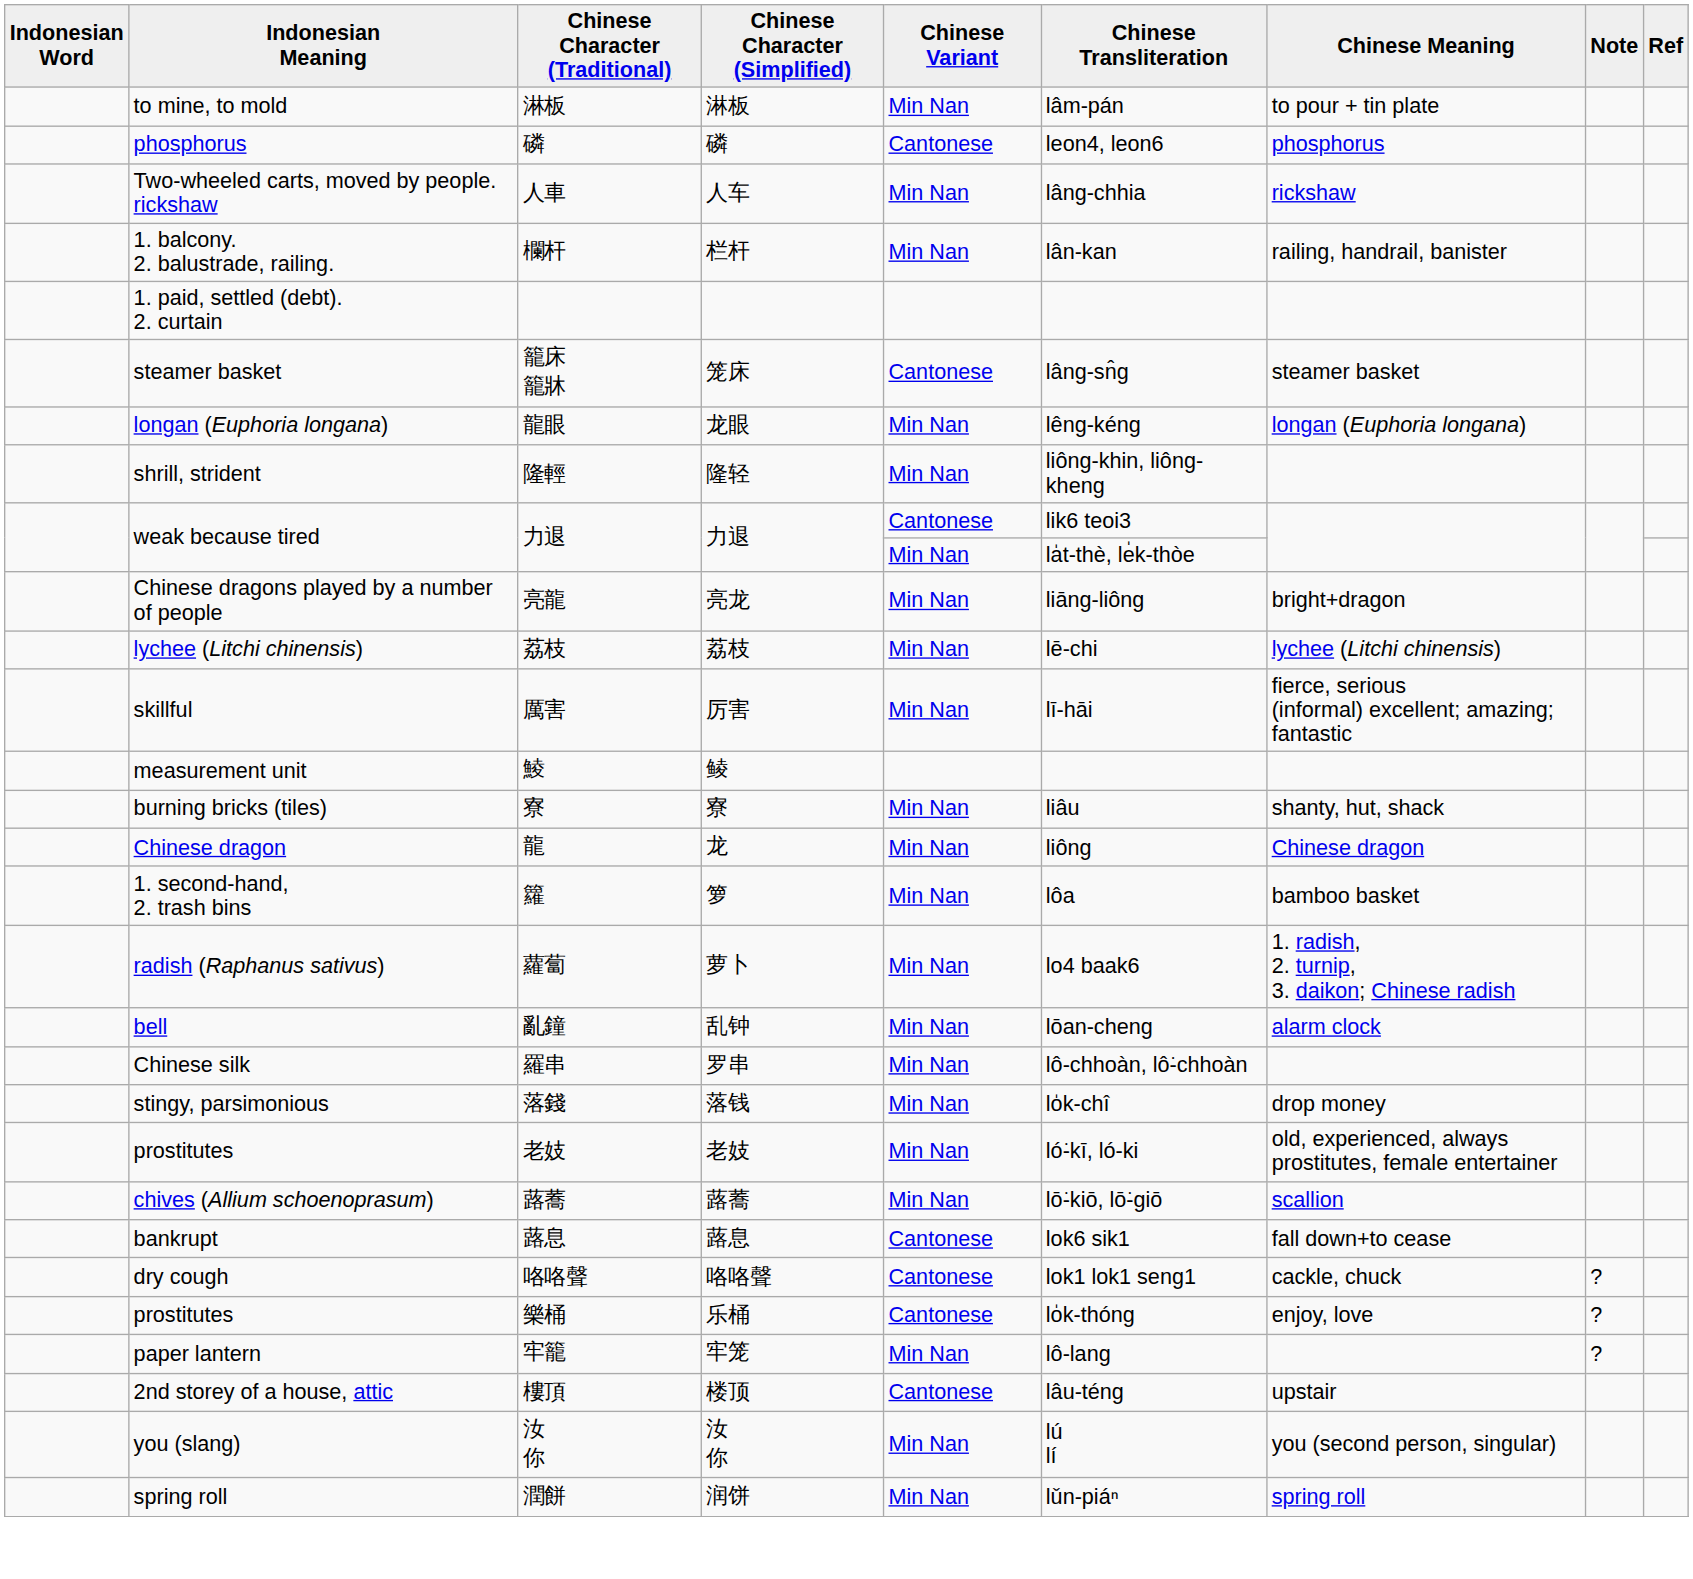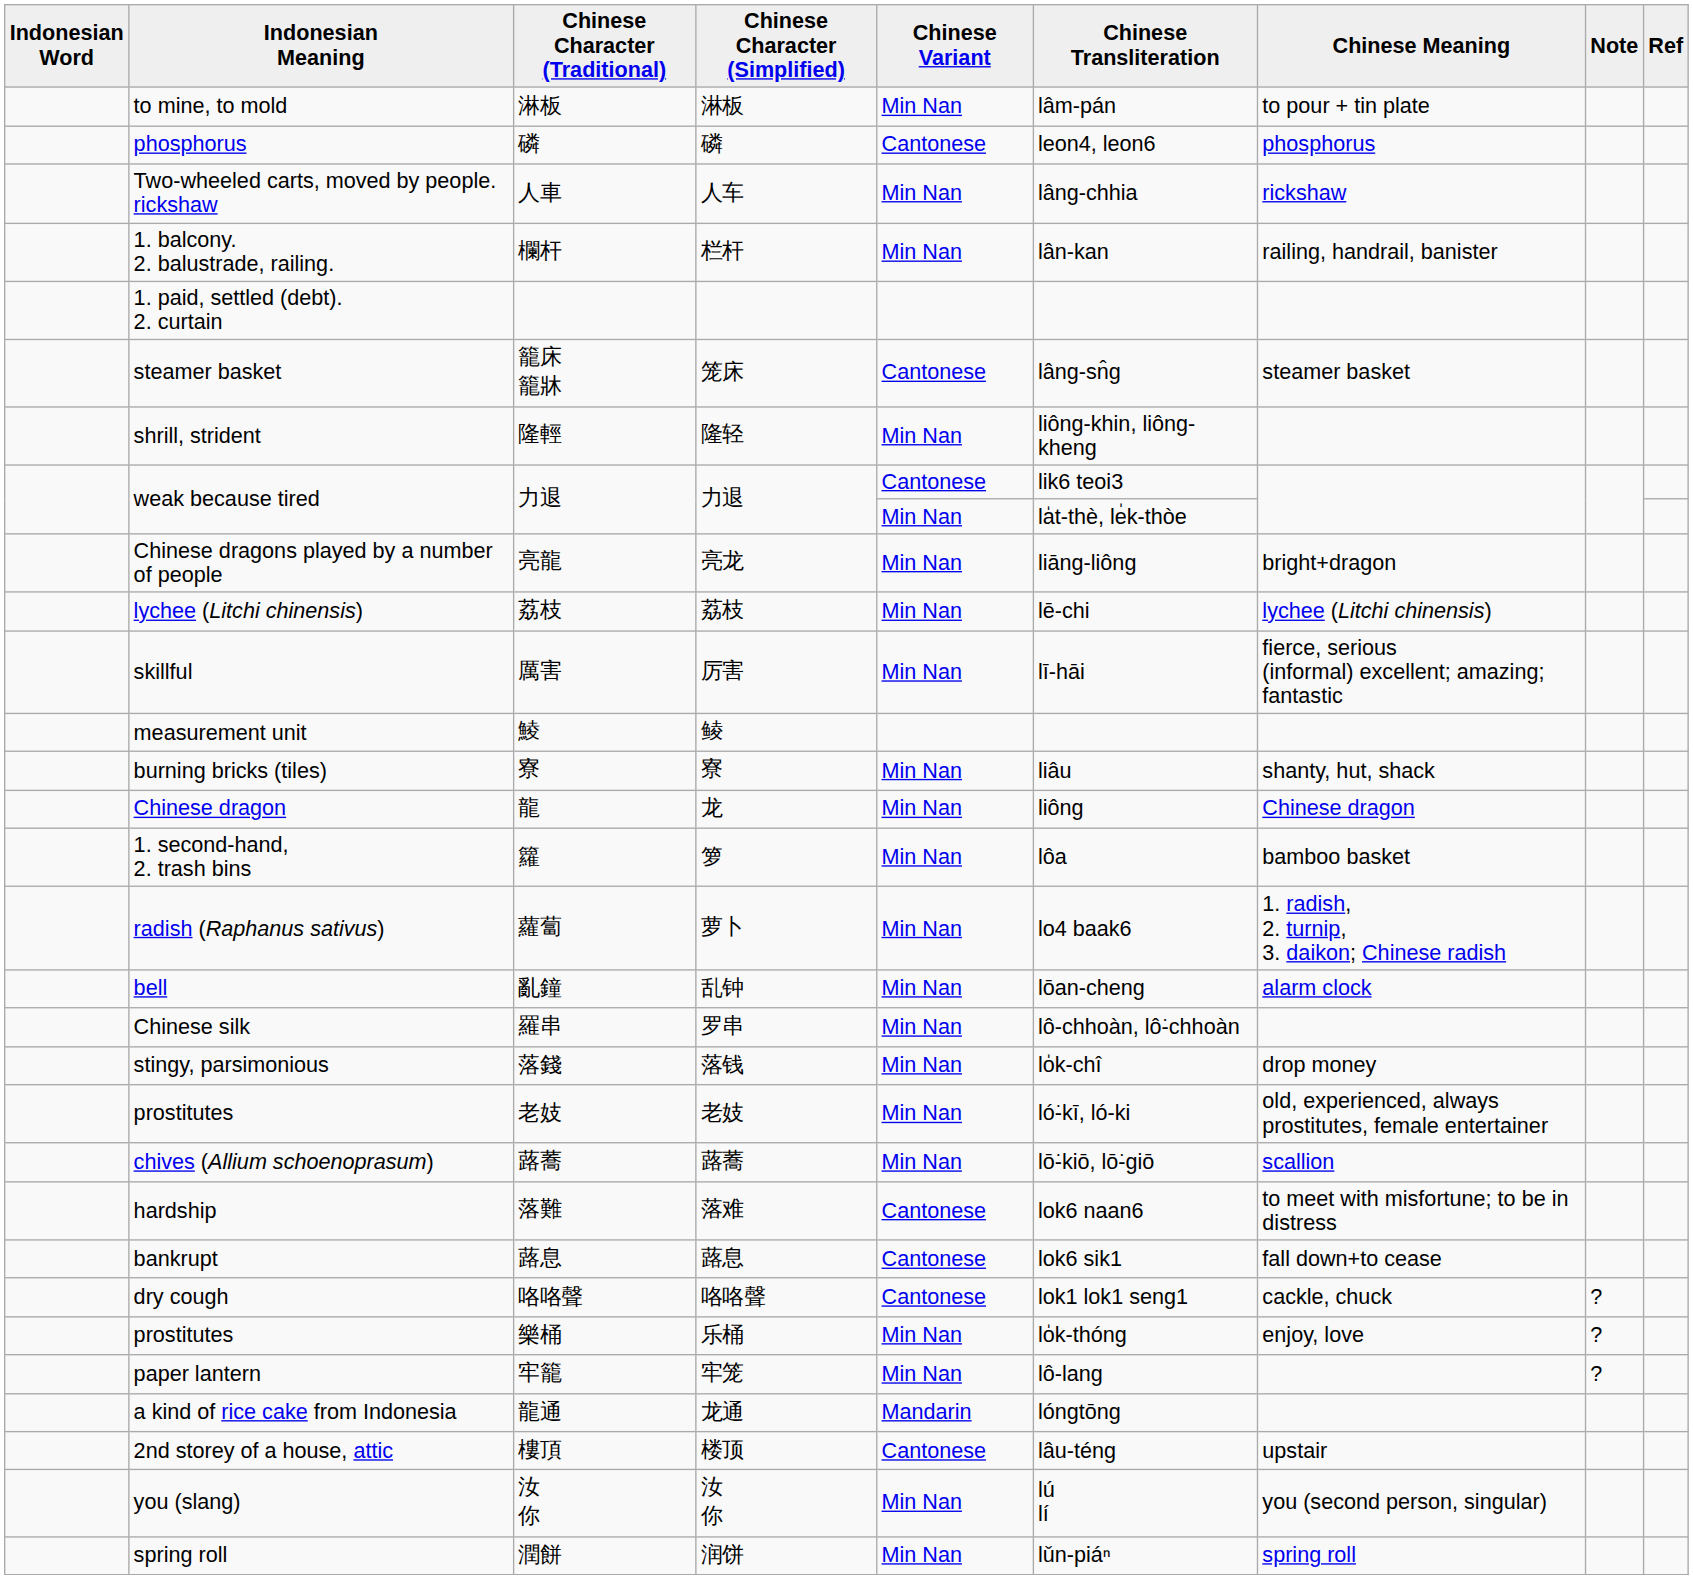- row: (544, 424)
+ row: (540, 1209)
(941, 1315) Cantonese -> (922, 1335) Min Nan
+ row: (540, 1411)
